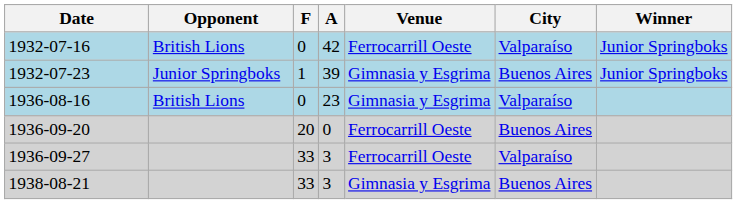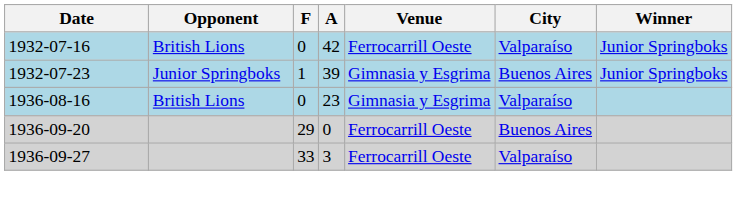(306, 128) 20 -> (306, 128) 29
- row: (49, 184)
